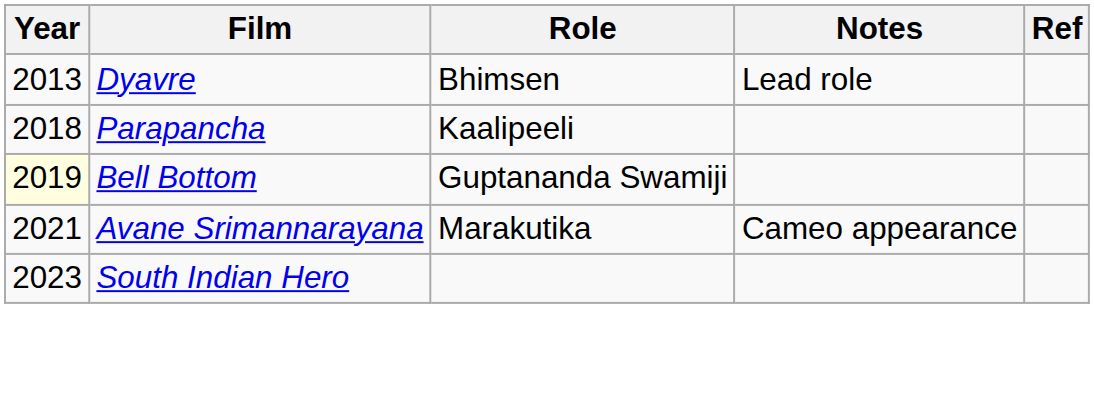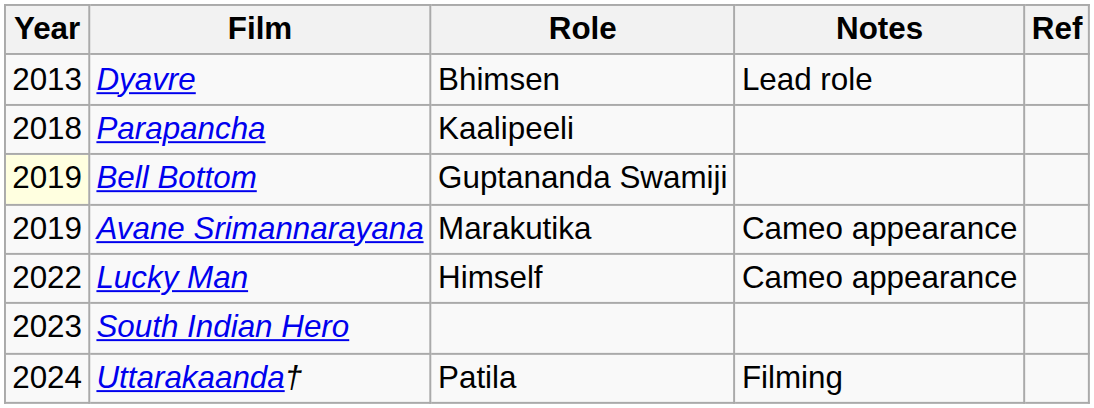(47, 228) 2021 -> (47, 228) 2019
+ row: (172, 278)
+ row: (199, 377)
